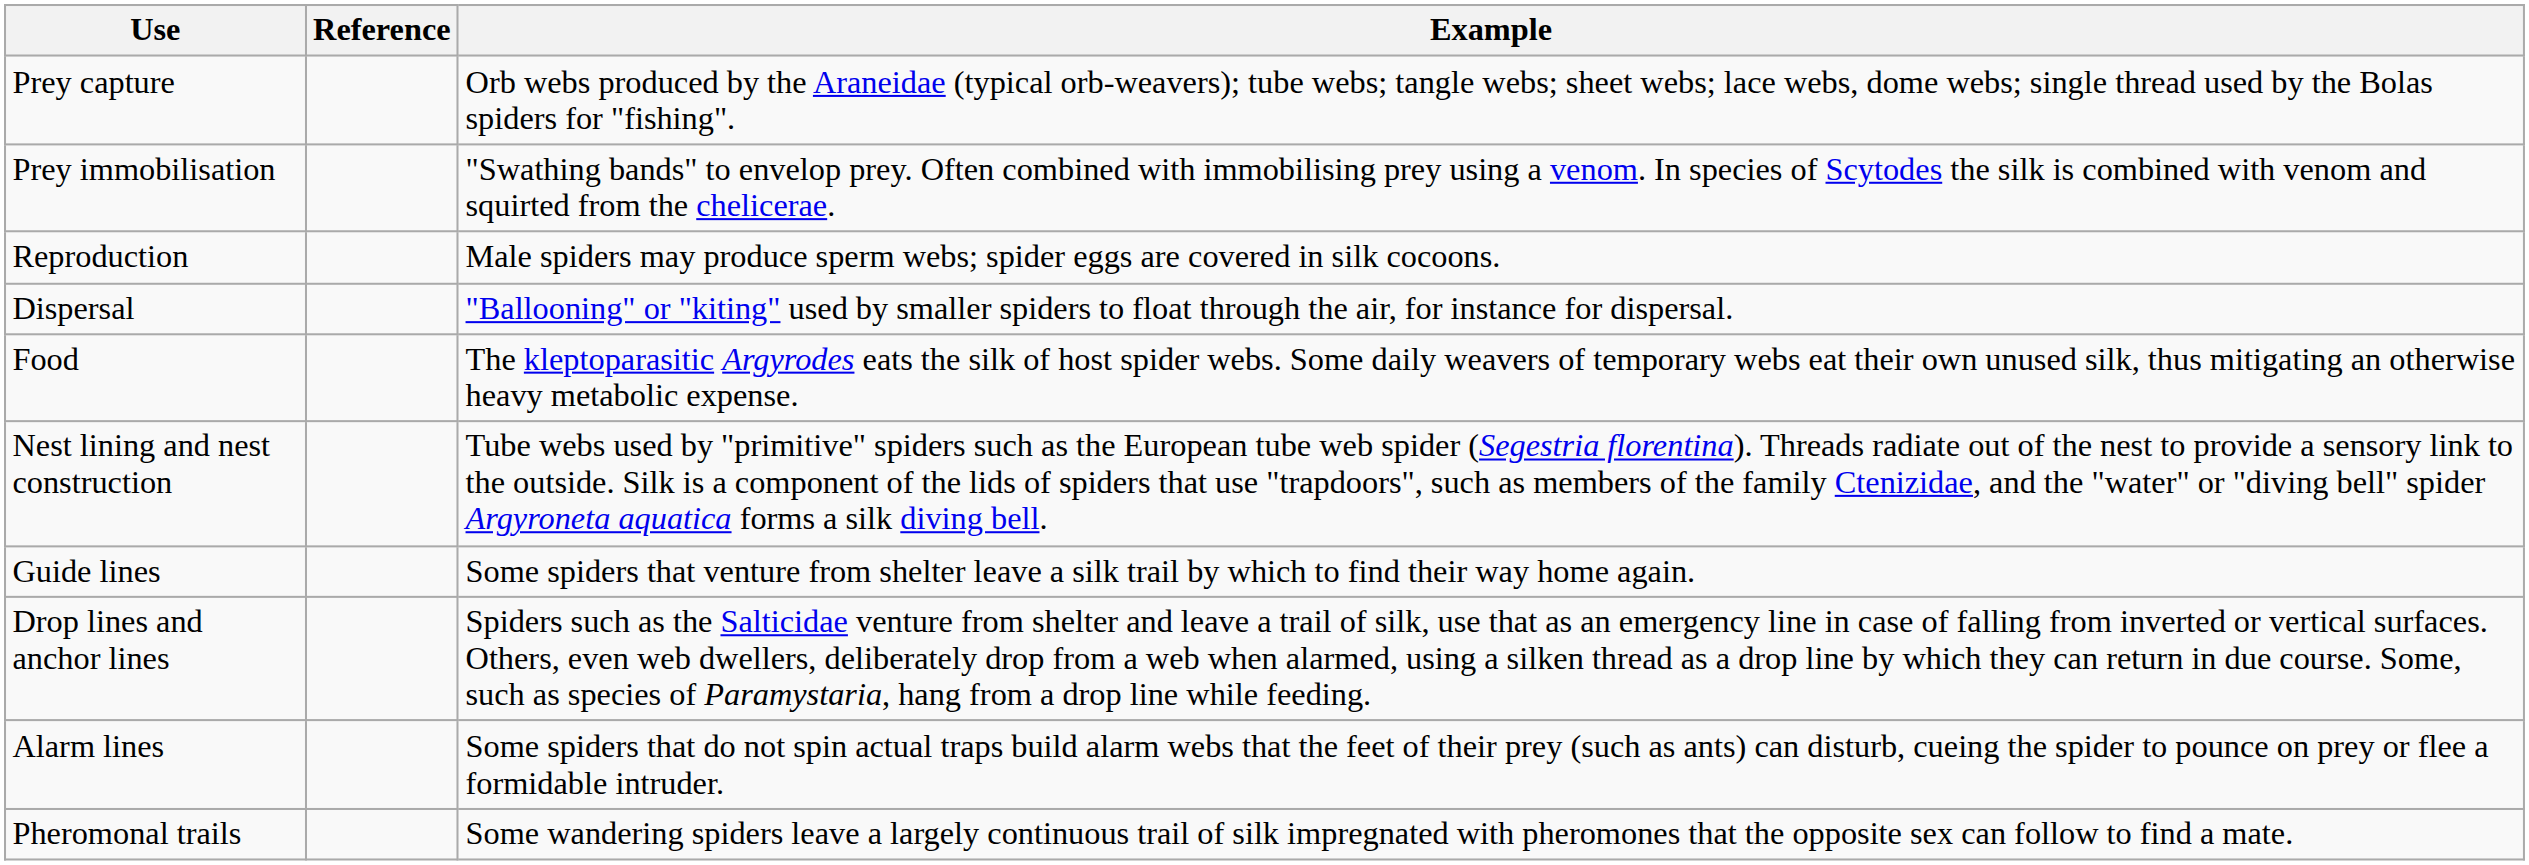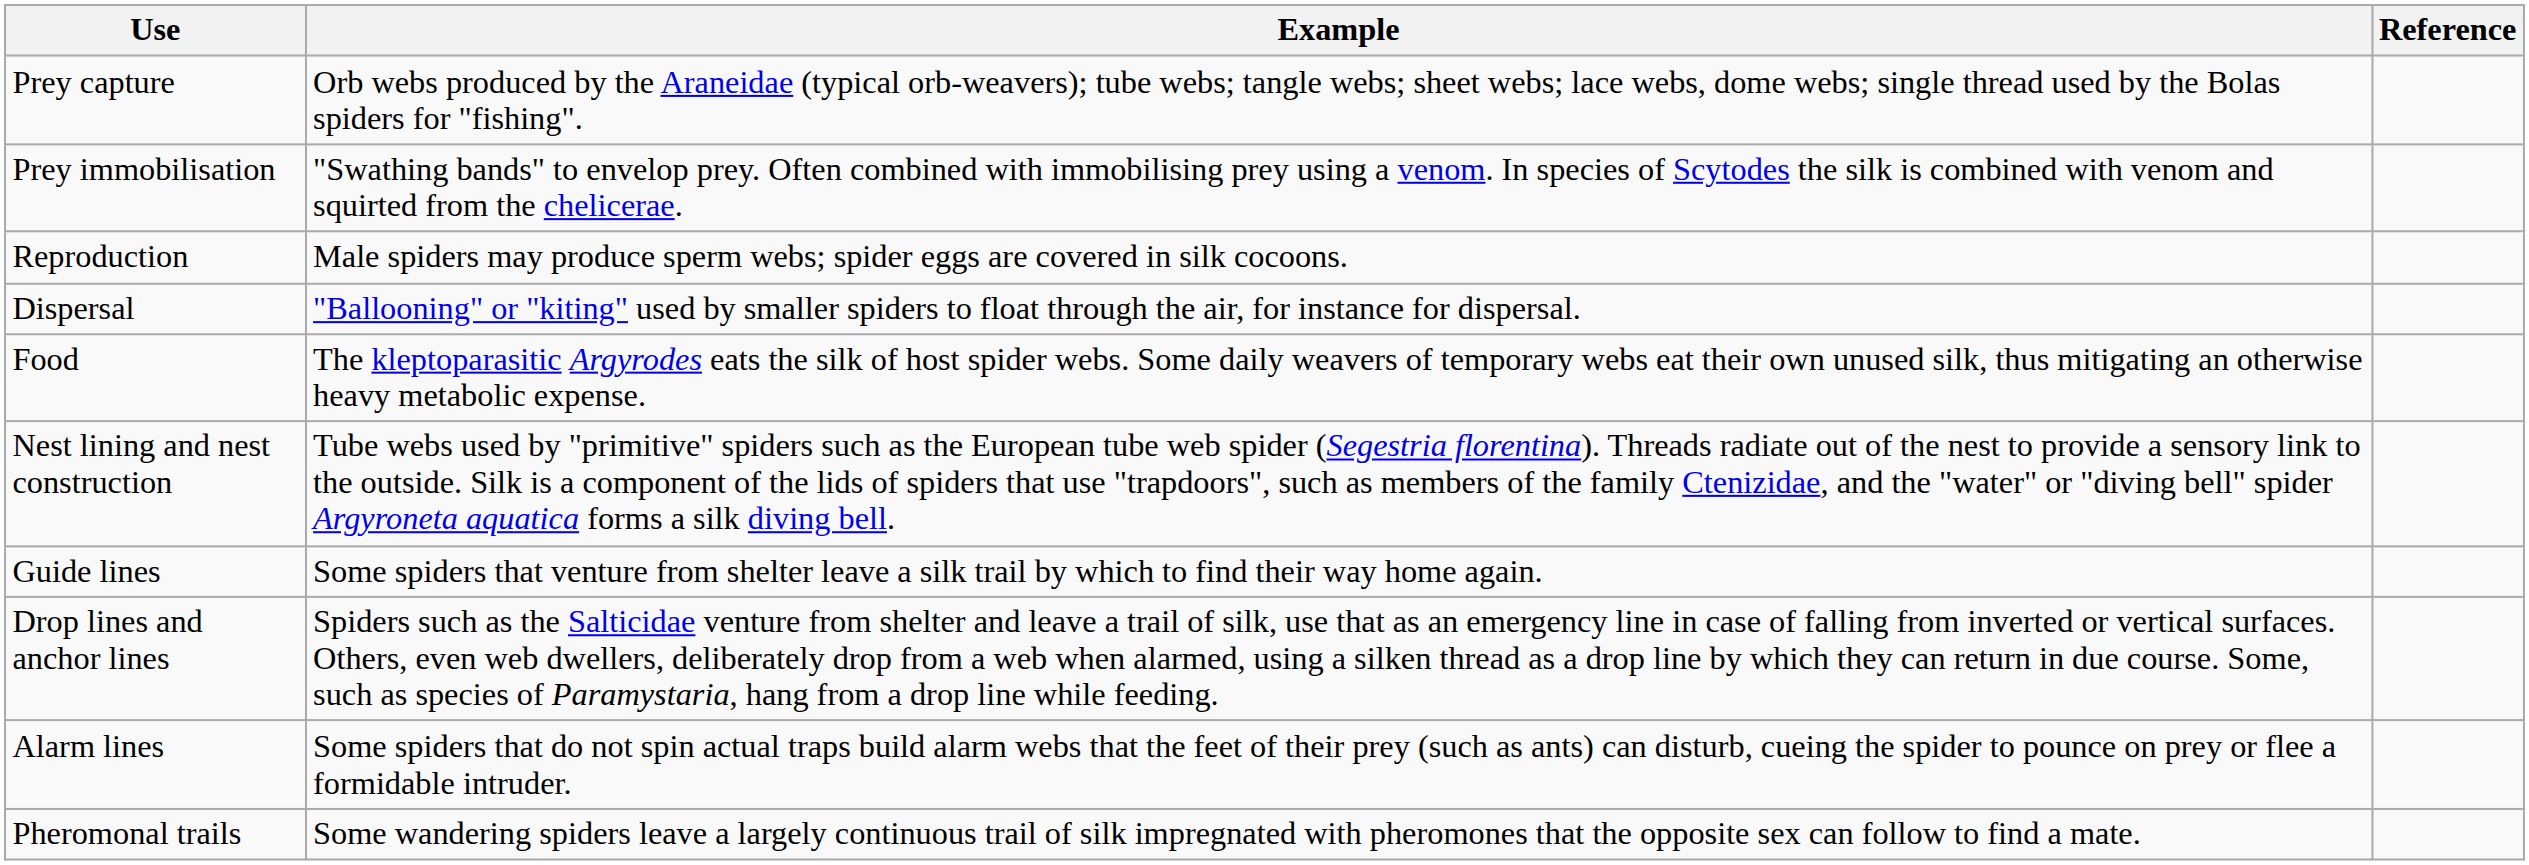columns swapped: (1491, 30) <-> (382, 30)
